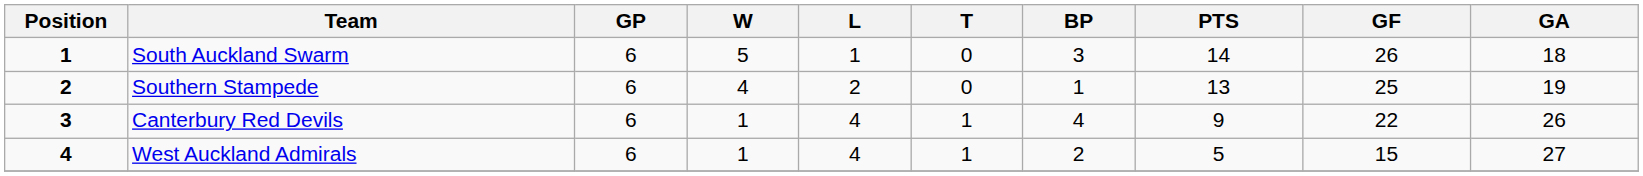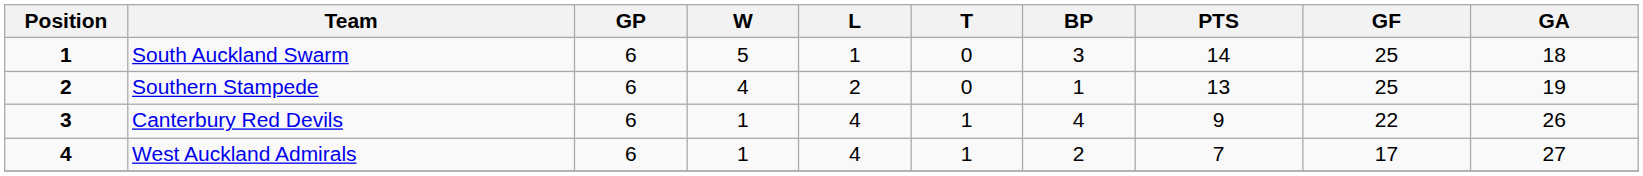(1386, 54) 26 -> (1386, 54) 25
(1219, 154) 5 -> (1219, 154) 7
(1386, 154) 15 -> (1386, 154) 17
